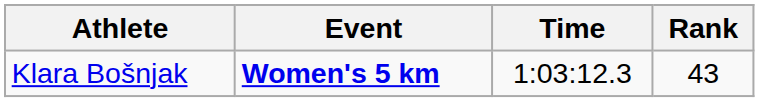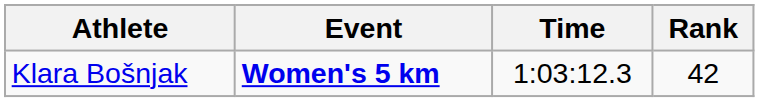(703, 73) 43 -> (703, 73) 42
